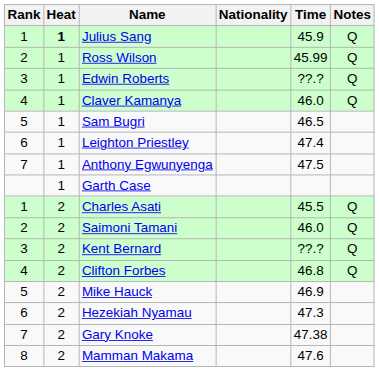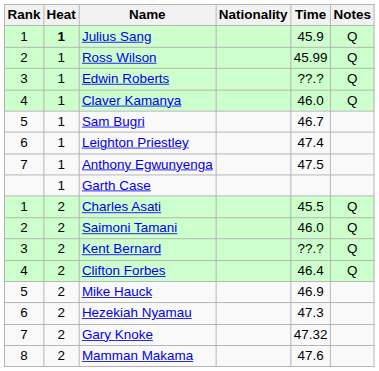(311, 121) 46.5 -> (311, 121) 46.7
(311, 270) 46.8 -> (311, 270) 46.4
(311, 334) 47.38 -> (311, 334) 47.32
